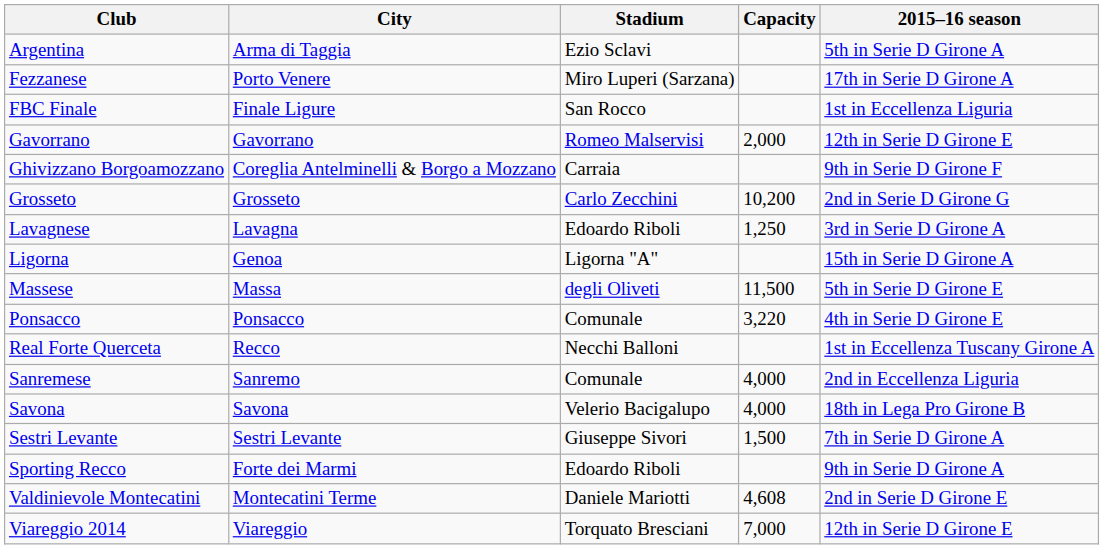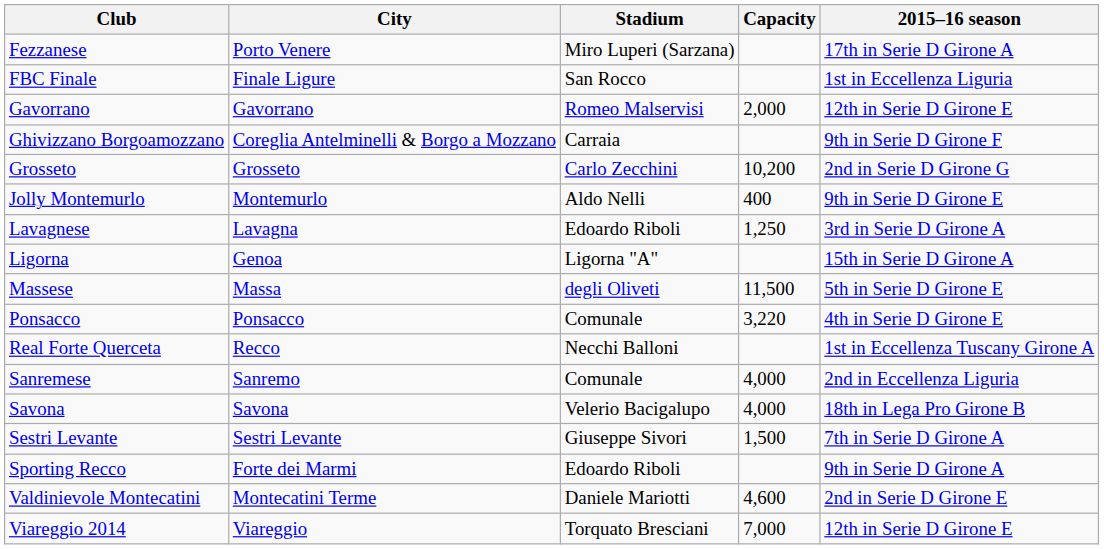- row: (47, 49)
+ row: (77, 199)
(764, 498) 4,608 -> (764, 498) 4,600
